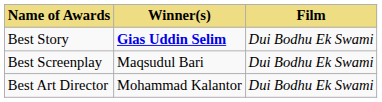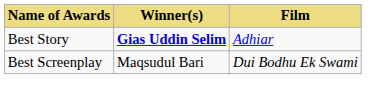(311, 39) Dui Bodhu Ek Swami -> (253, 39) Adhiar
- row: (58, 85)
